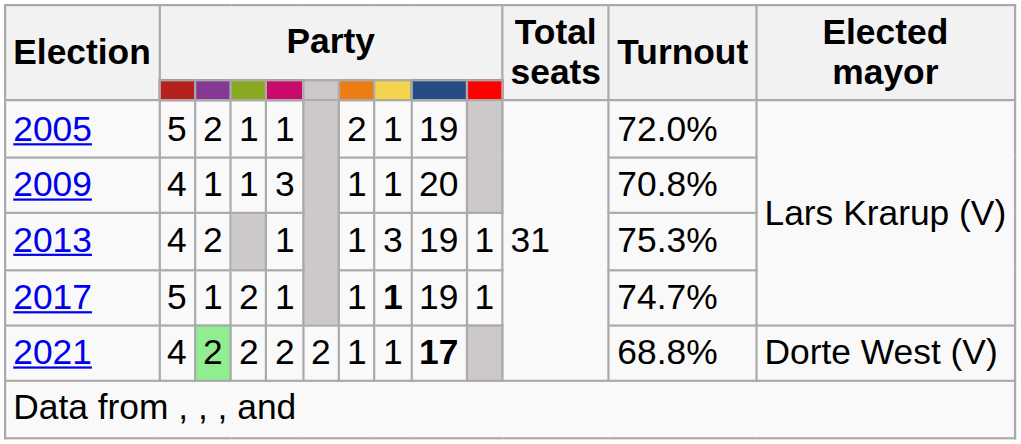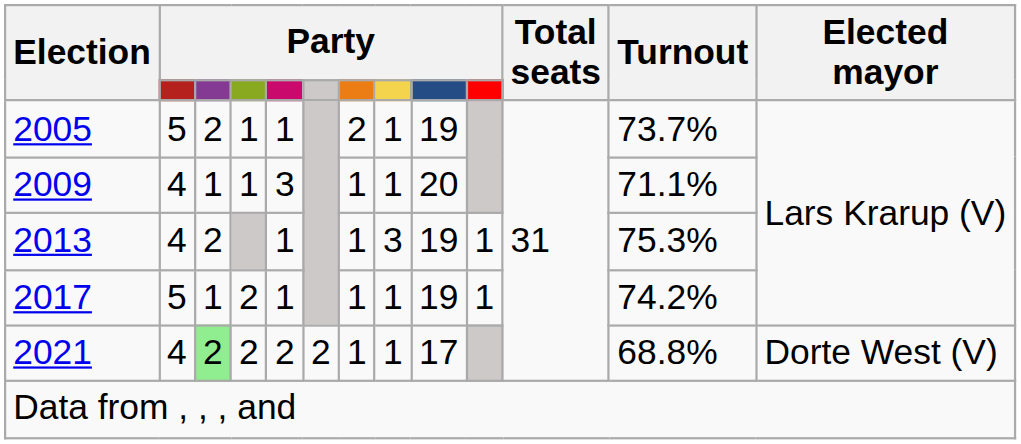(667, 128) 72.0% -> (667, 128) 73.7%
(667, 184) 70.8% -> (667, 184) 71.1%
(393, 296) bold -> (393, 296) normal
(667, 296) 74.7% -> (667, 296) 74.2%
(439, 352) bold -> (439, 352) normal
